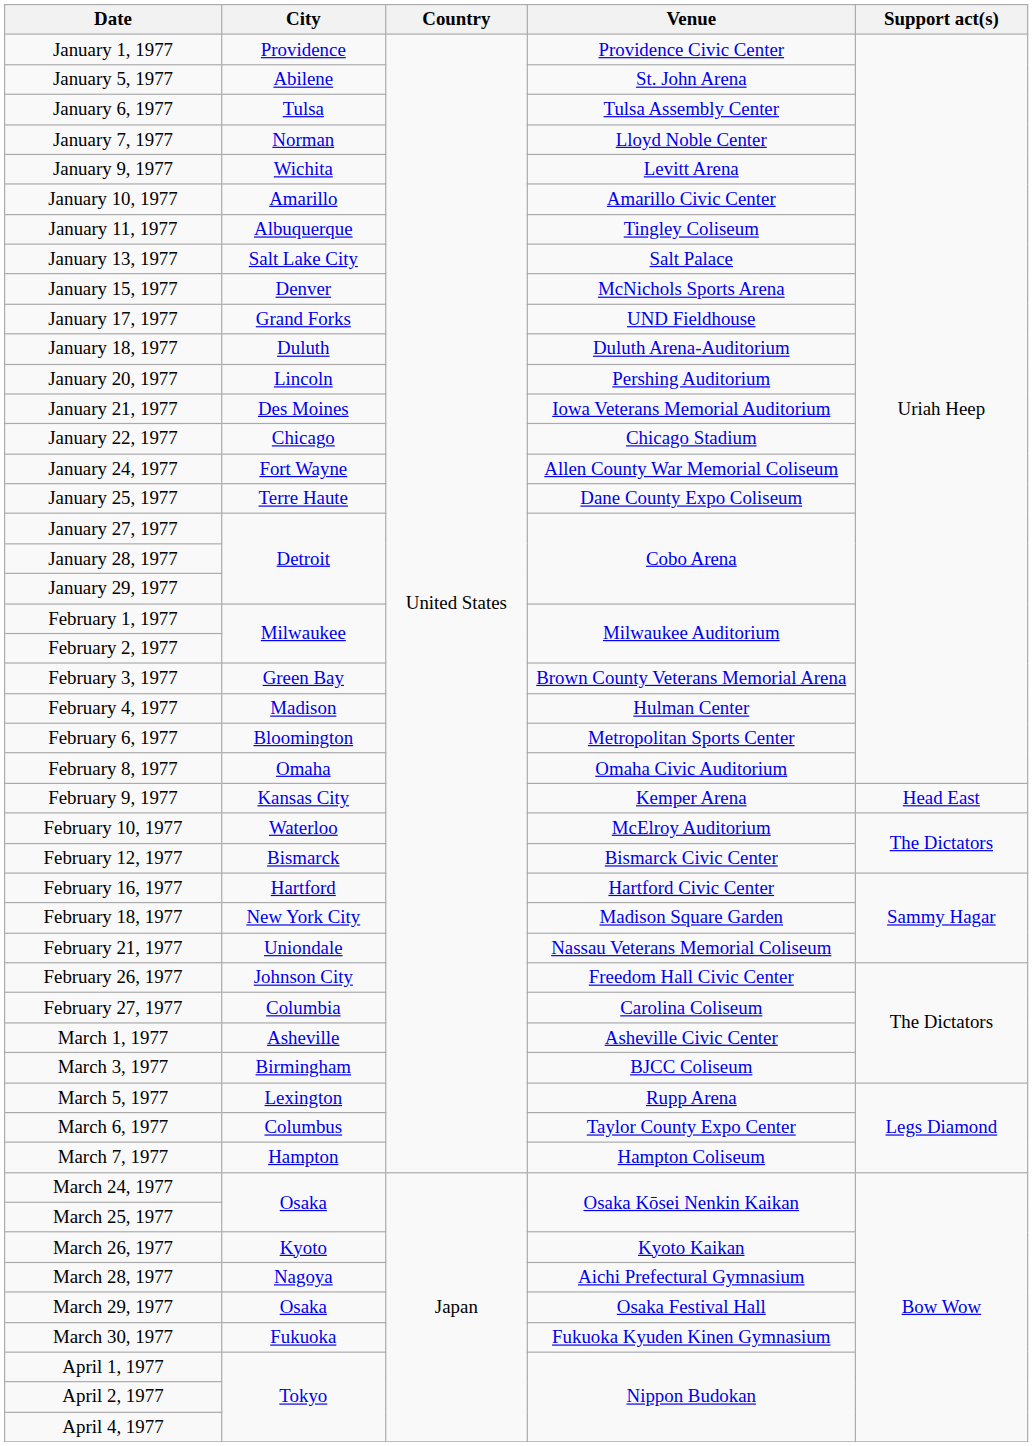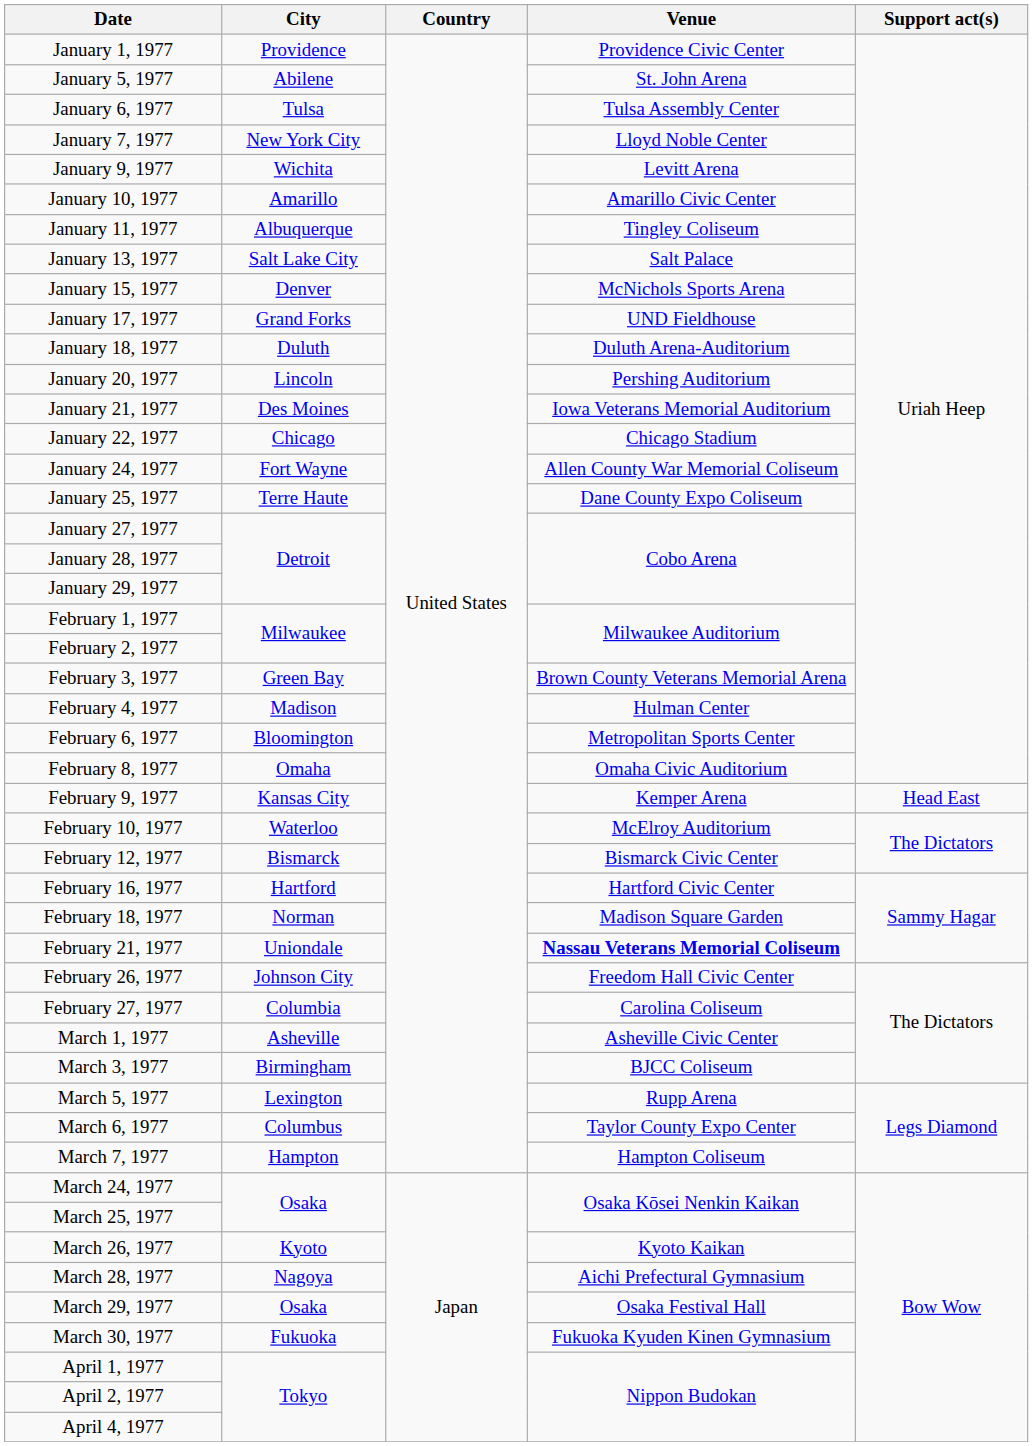(303, 139) Norman -> (303, 139) New York City
(303, 917) New York City -> (303, 917) Norman
(691, 947) normal -> (691, 947) bold
